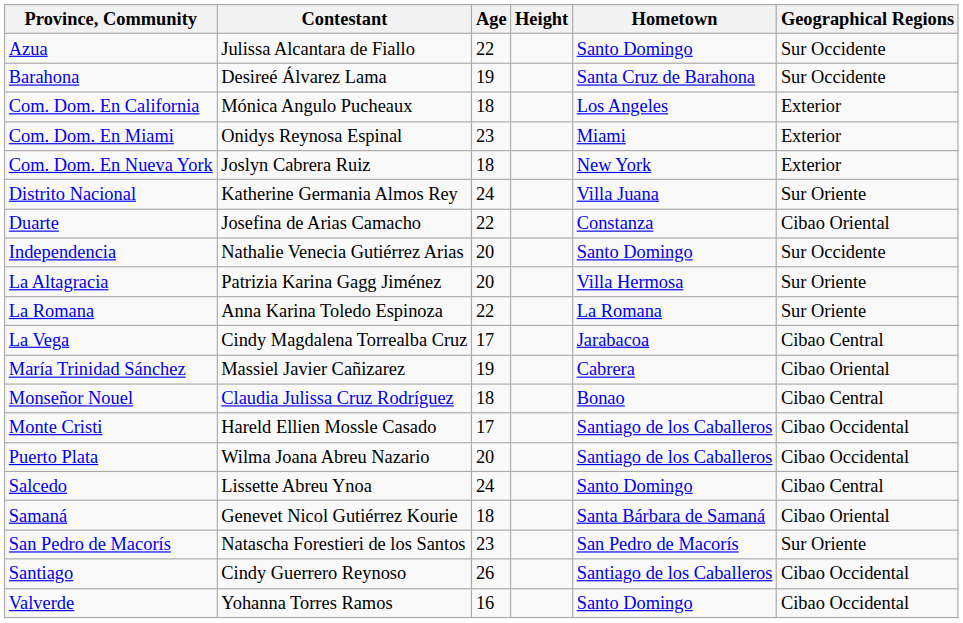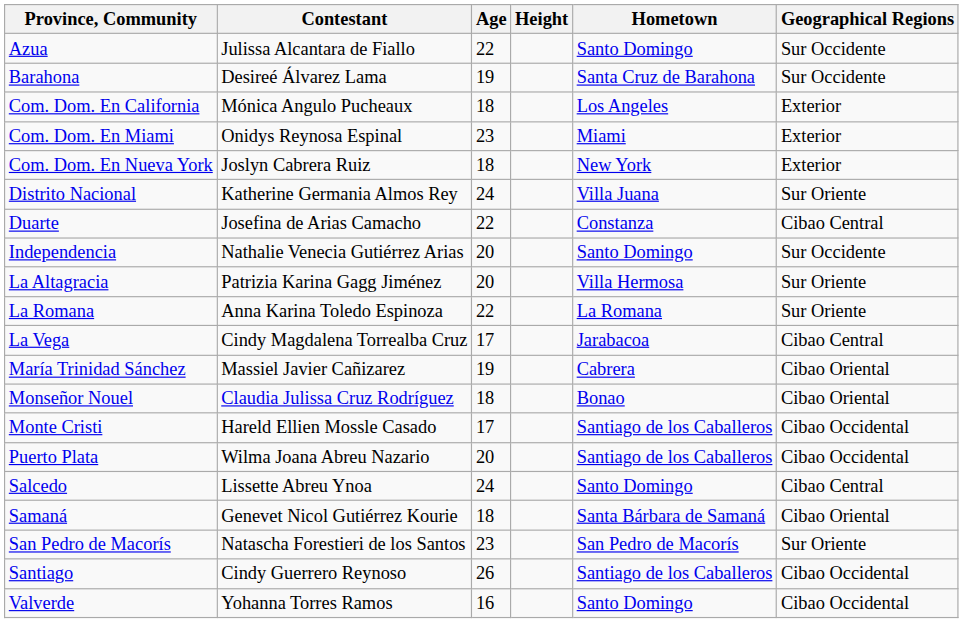(835, 223) Cibao Oriental -> (832, 223) Cibao Central
(832, 398) Cibao Central -> (835, 398) Cibao Oriental
